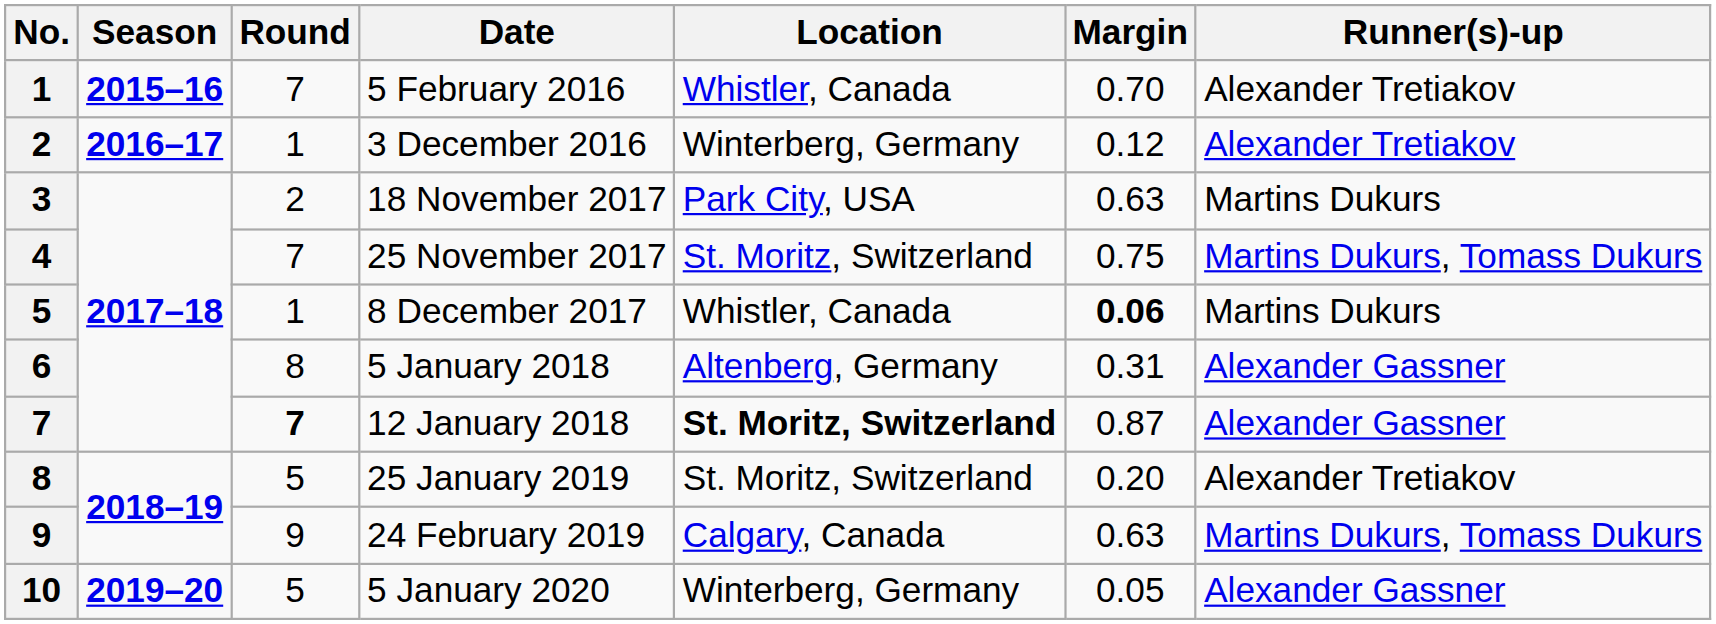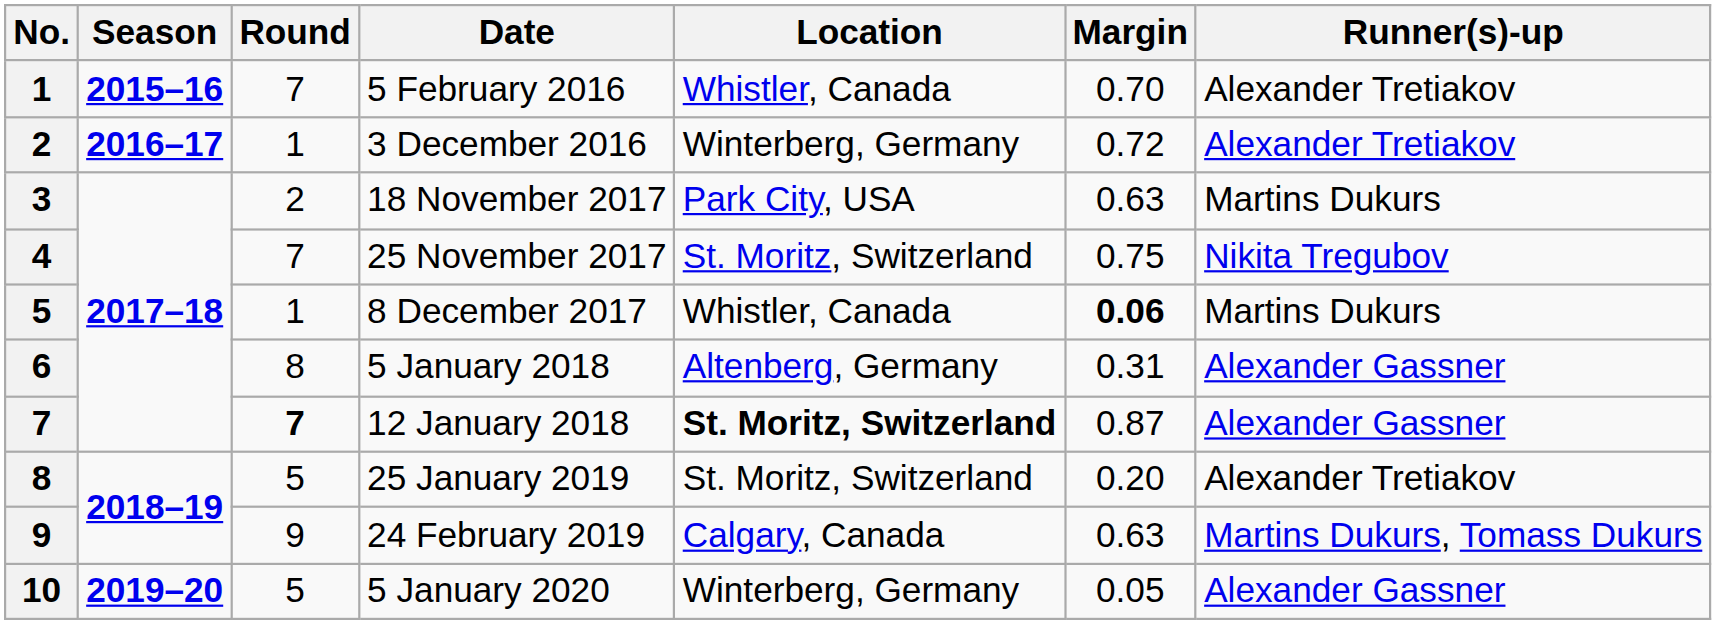(1130, 144) 0.12 -> (1130, 144) 0.72
(1453, 255) Martins Dukurs, Tomass Dukurs -> (1326, 255) Nikita Tregubov
